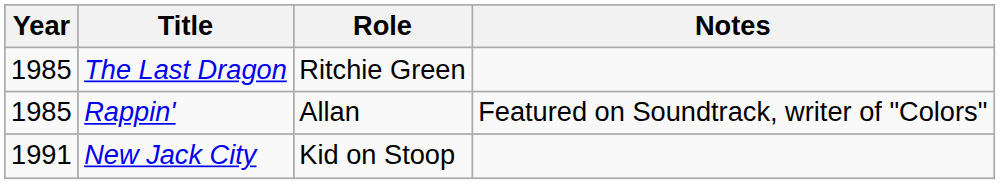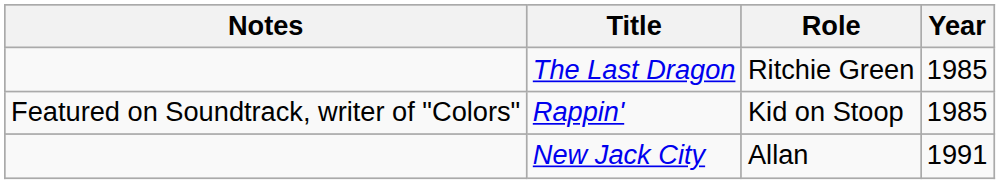columns swapped: (41, 26) <-> (733, 26)
(330, 112) Allan -> (826, 112) Kid on Stoop
(377, 155) Kid on Stoop -> (778, 155) Allan
